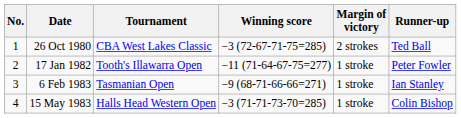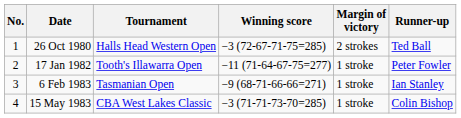(154, 46) CBA West Lakes Classic -> (156, 46) Halls Head Western Open
(156, 104) Halls Head Western Open -> (154, 104) CBA West Lakes Classic
